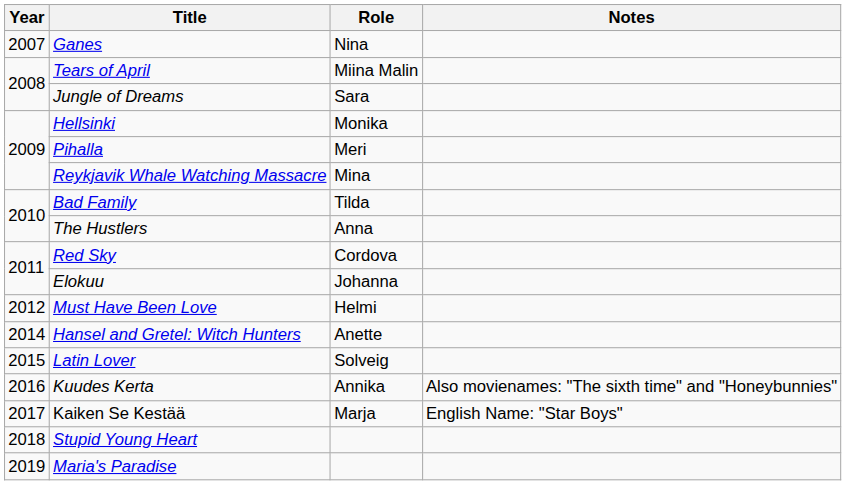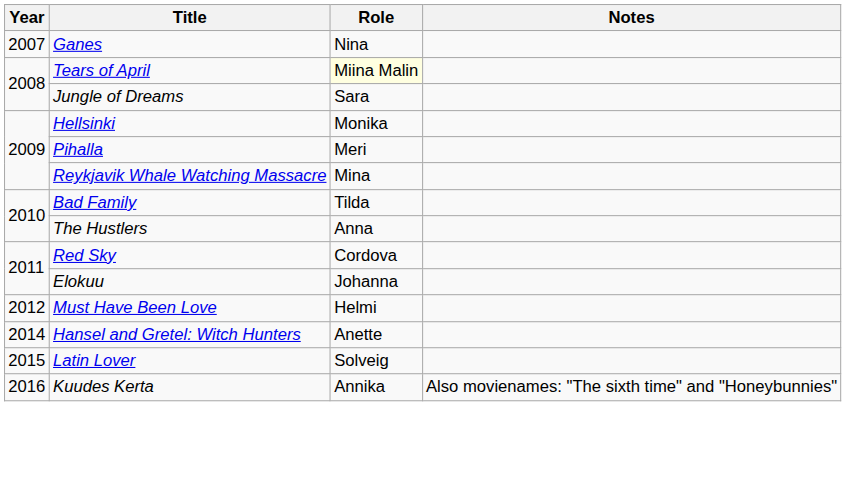(376, 70) no background -> (376, 70) lightyellow background
- row: (119, 413)
- row: (125, 439)
- row: (115, 466)
